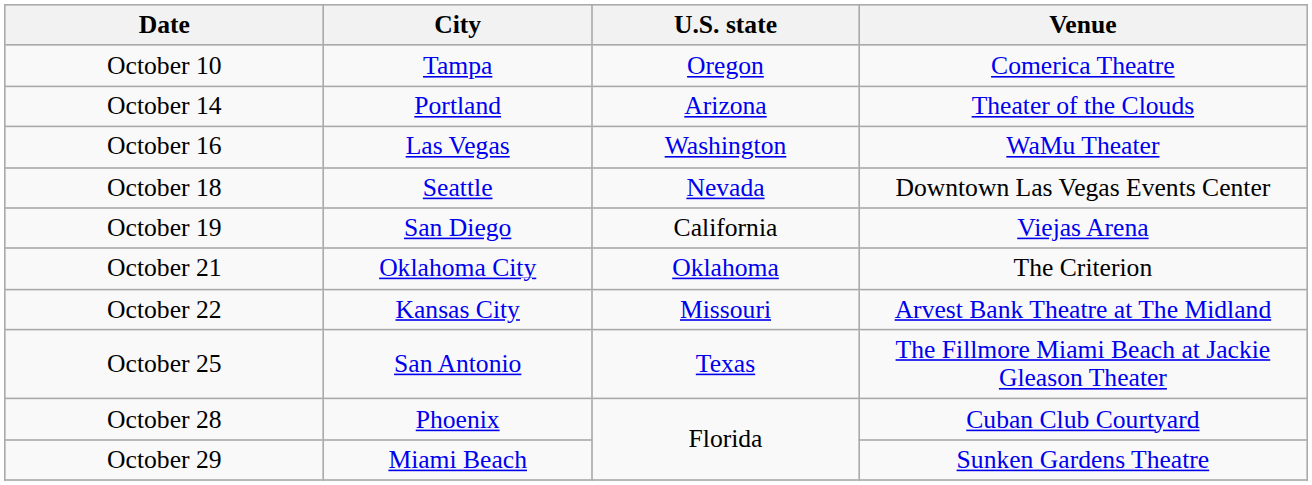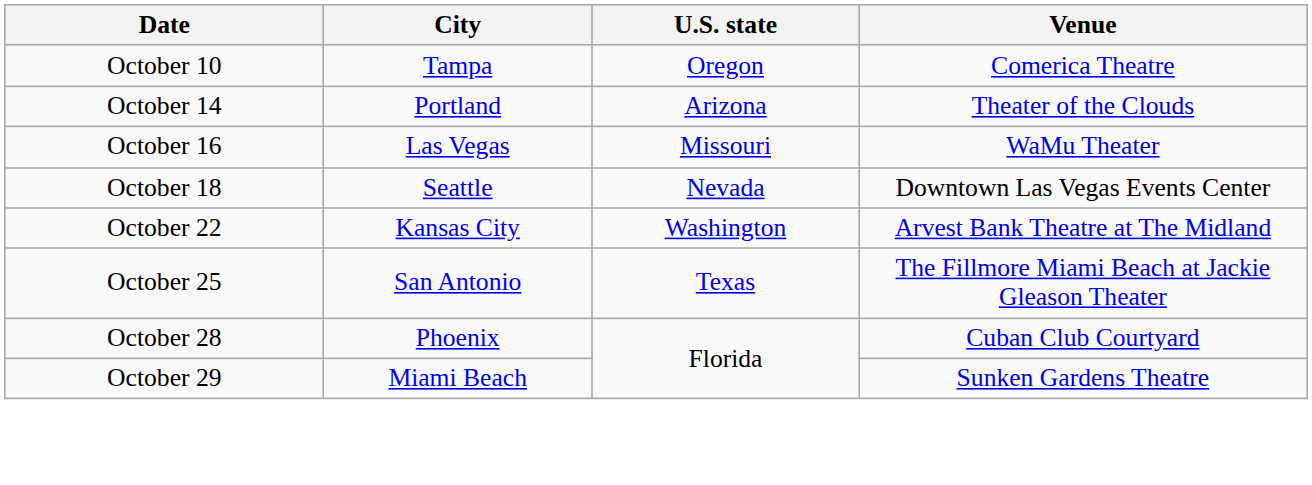(725, 146) Washington -> (726, 146) Missouri
- row: (164, 227)
- row: (164, 268)
(726, 308) Missouri -> (725, 227) Washington
